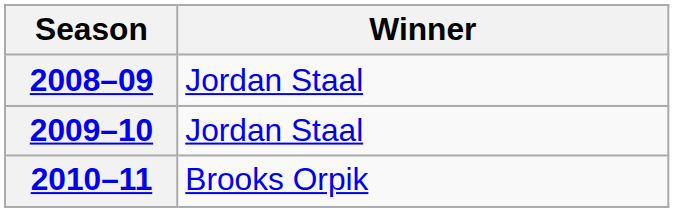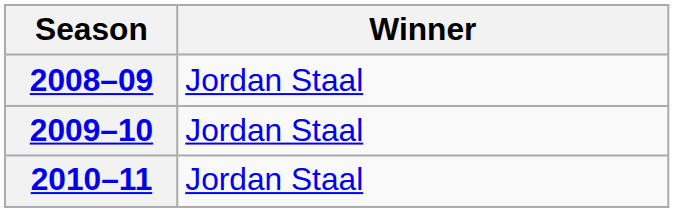(277, 180) Brooks Orpik -> (274, 180) Jordan Staal
